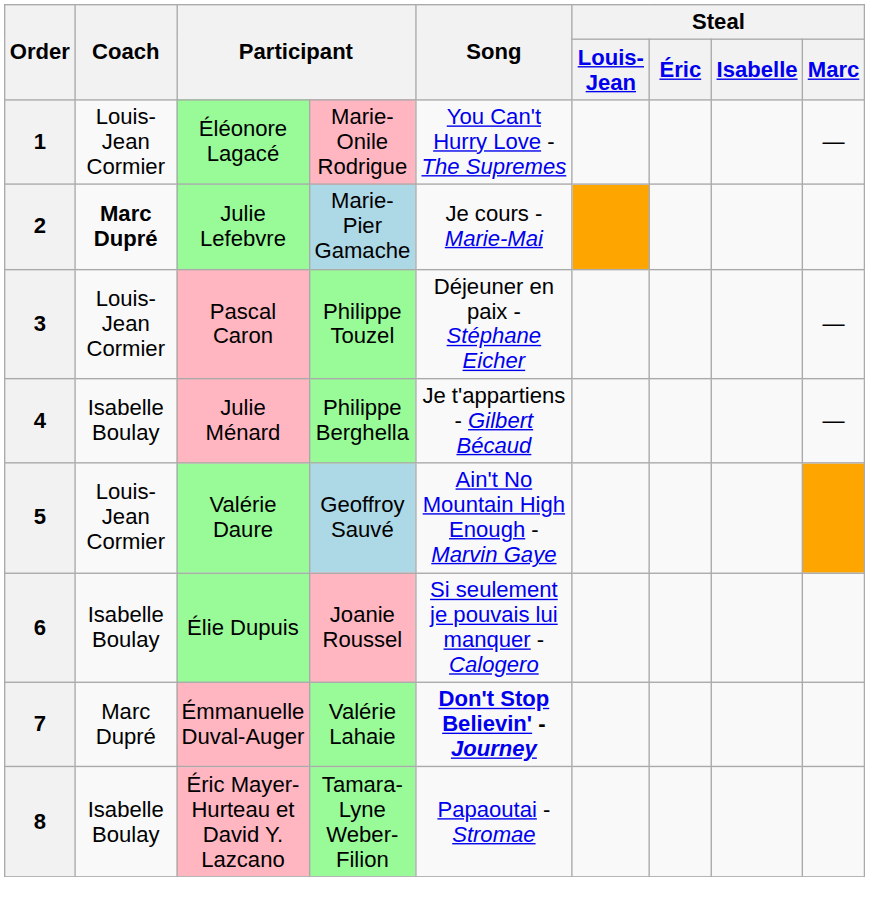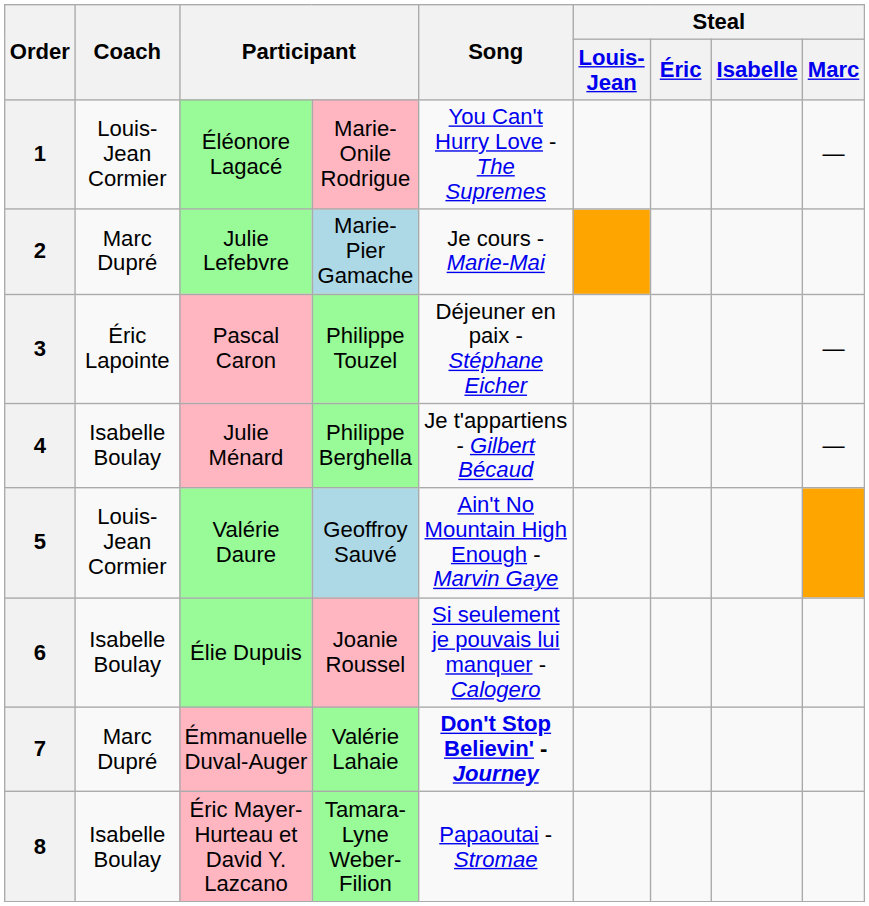(126, 226) bold -> (127, 251) normal
(126, 323) Louis-Jean Cormier -> (127, 348) Éric Lapointe
